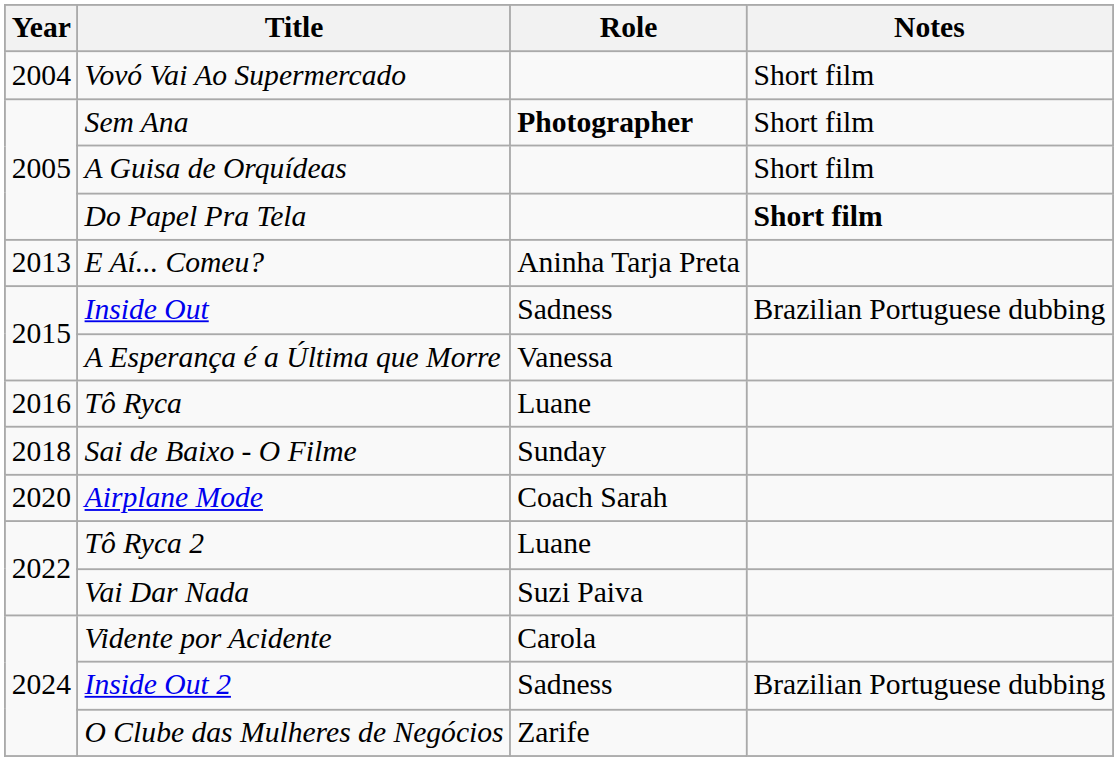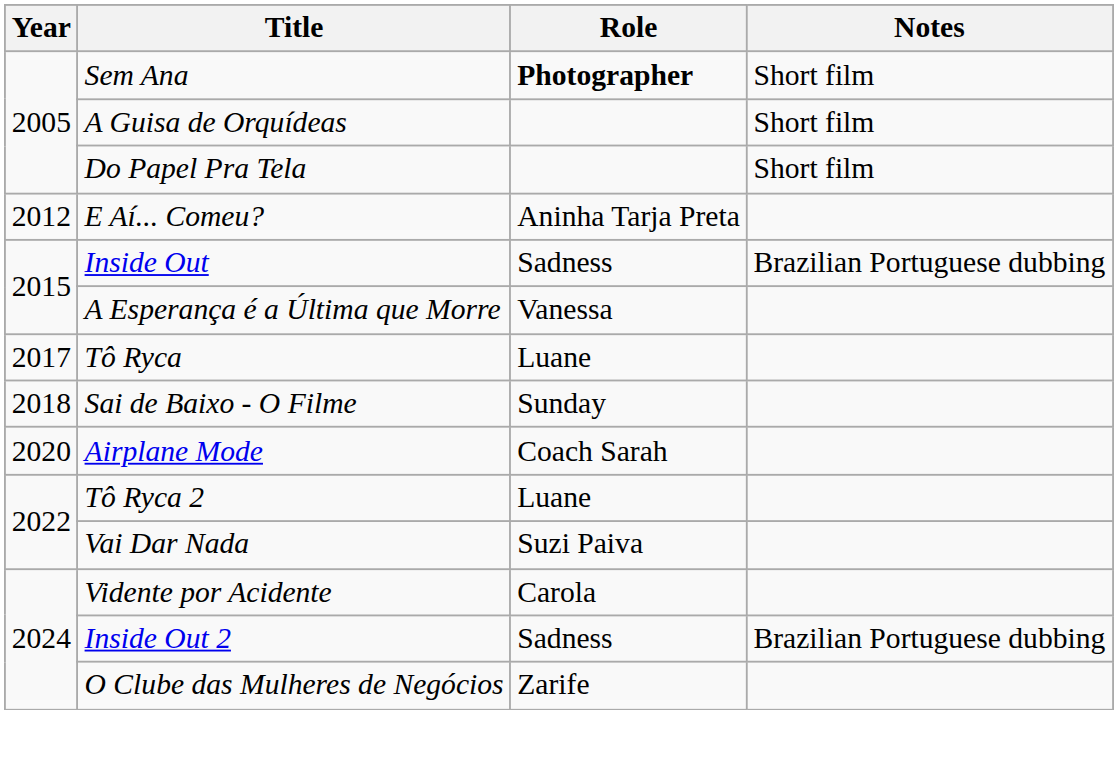- row: (245, 74)
(818, 215) bold -> (814, 168) normal
(41, 262) 2013 -> (41, 215) 2012
(41, 403) 2016 -> (41, 356) 2017
